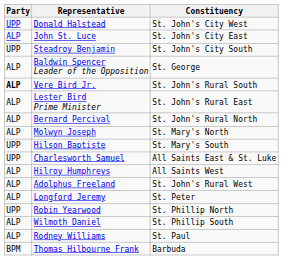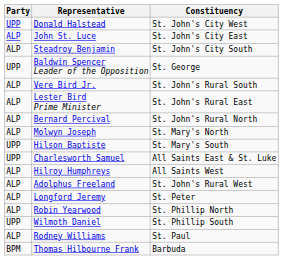(13, 50) UPP -> (13, 50) ALP
(13, 67) ALP -> (13, 67) UPP
(13, 85) bold -> (13, 85) normal
(13, 210) UPP -> (13, 210) ALP
(13, 223) ALP -> (13, 223) UPP
